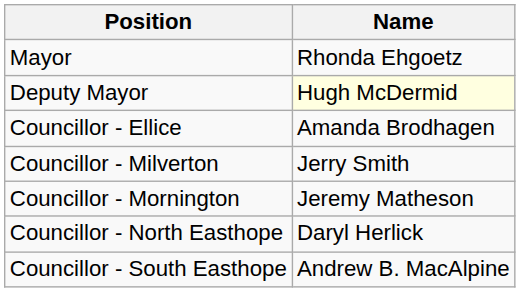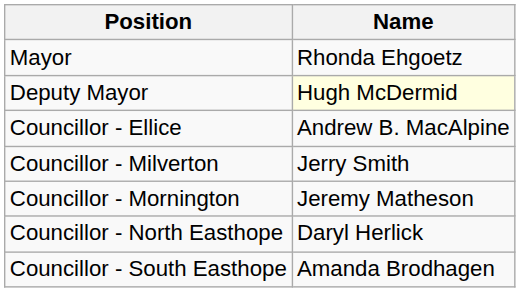(396, 127) Amanda Brodhagen -> (403, 127) Andrew B. MacAlpine
(403, 269) Andrew B. MacAlpine -> (396, 269) Amanda Brodhagen
